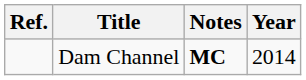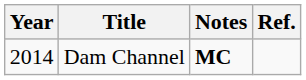columns swapped: (274, 21) <-> (29, 21)
